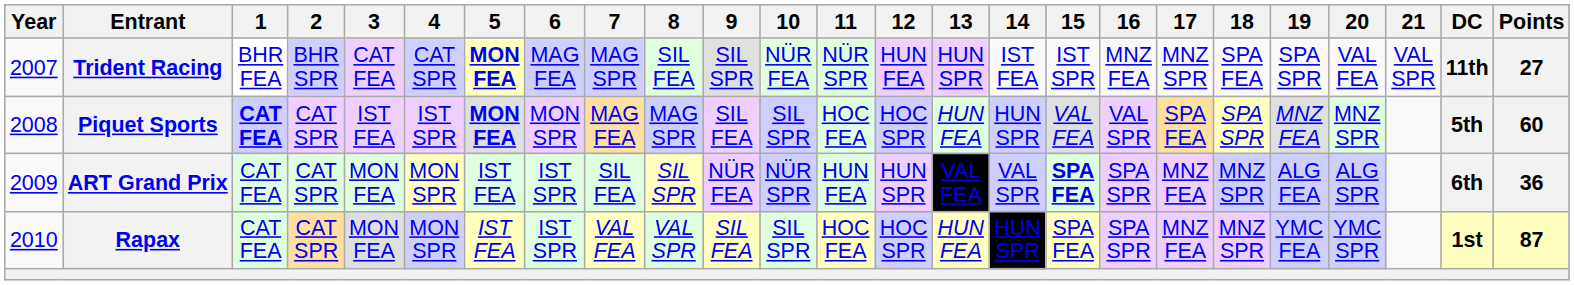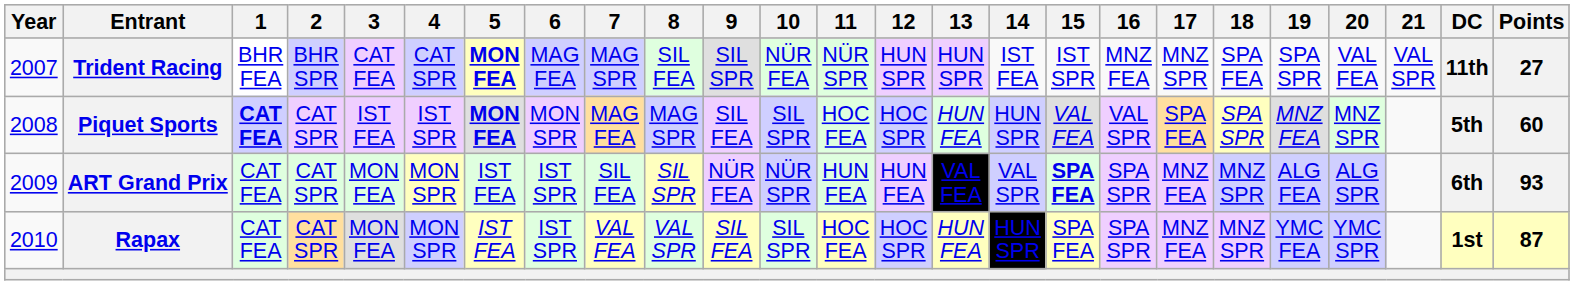(904, 67) HUN FEA -> (904, 67) HUN SPR
(904, 182) HUN SPR -> (904, 182) HUN FEA
(1532, 182) 36 -> (1532, 182) 93
